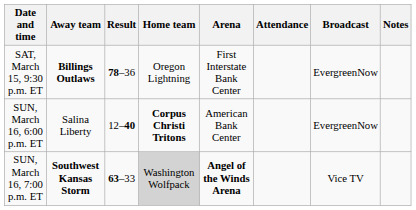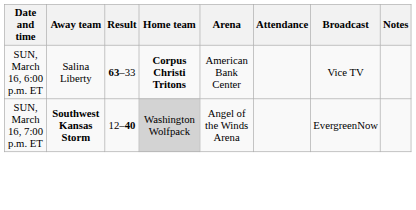- row: (25, 72)
(122, 125) 12–40 -> (122, 72) 63–33
(346, 125) EvergreenNow -> (346, 72) Vice TV
(122, 178) 63–33 -> (122, 125) 12–40
(226, 178) bold -> (227, 125) normal
(346, 178) Vice TV -> (346, 125) EvergreenNow
